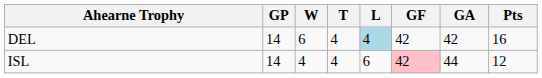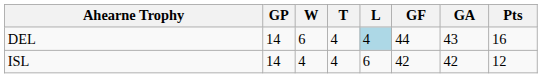(402, 38) 42 -> (402, 38) 44
(451, 38) 42 -> (451, 38) 43
(402, 61) pink background -> (402, 61) no background
(451, 61) 44 -> (451, 61) 42
